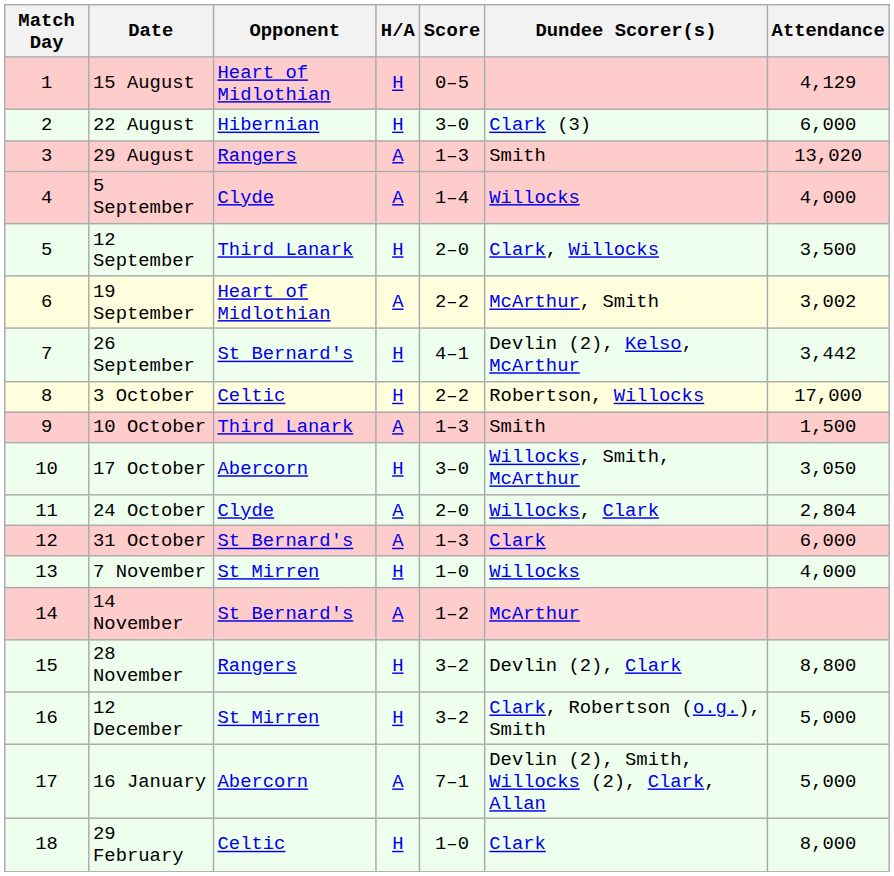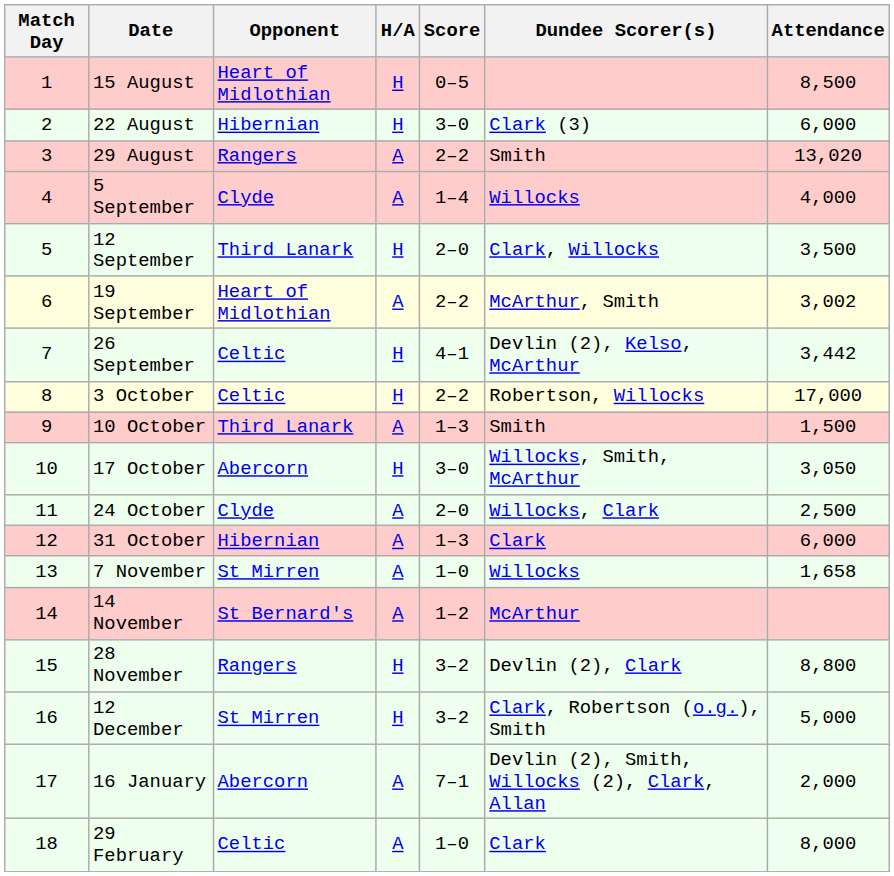(828, 83) 4,129 -> (828, 83) 8,500
(452, 156) 1–3 -> (452, 156) 2–2
(285, 355) St Bernard's -> (251, 355) Celtic
(828, 510) 2,804 -> (828, 510) 2,500
(285, 541) St Bernard's -> (268, 541) Hibernian
(398, 572) H -> (398, 572) A
(828, 572) 4,000 -> (828, 572) 1,658
(828, 782) 5,000 -> (828, 782) 2,000
(398, 845) H -> (398, 845) A
